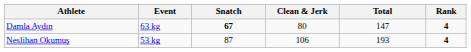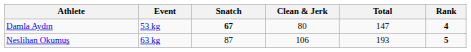(150, 26) 63 kg -> (150, 26) 53 kg
(150, 41) 53 kg -> (150, 41) 63 kg
(446, 41) 4 -> (446, 41) 5
